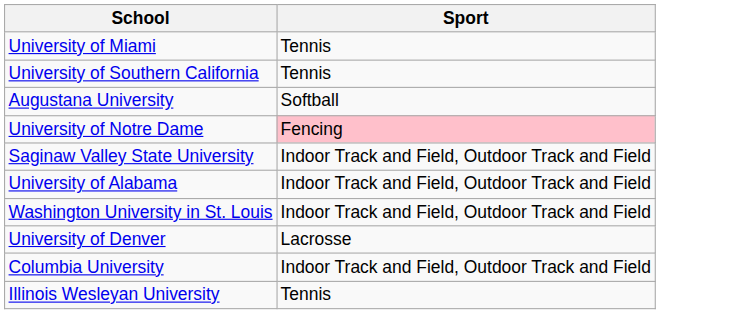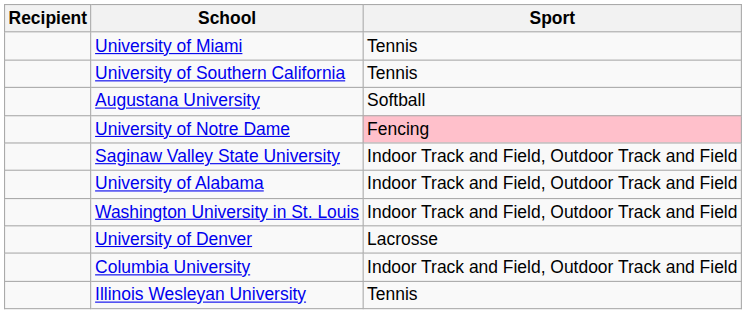+ column: (48, 18)
